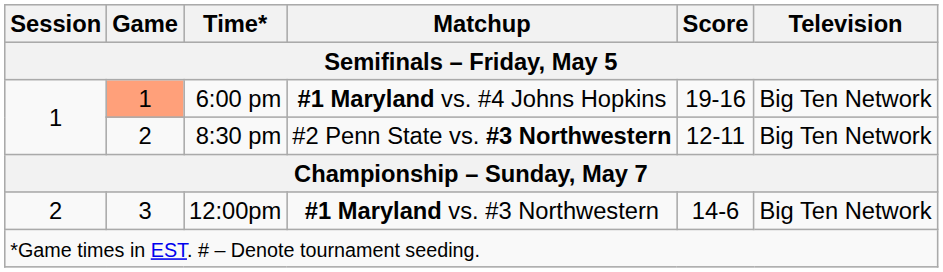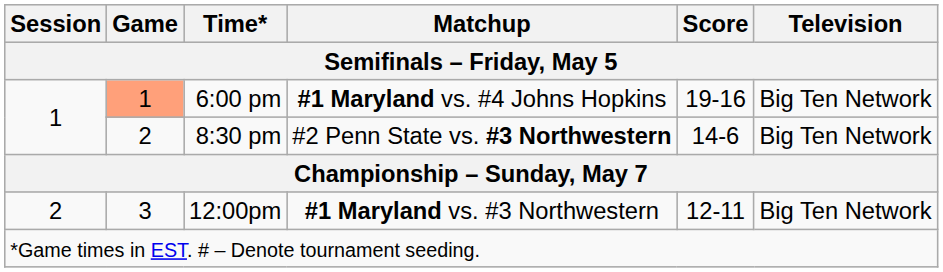(716, 136) 12-11 -> (716, 136) 14-6
(716, 211) 14-6 -> (716, 211) 12-11
